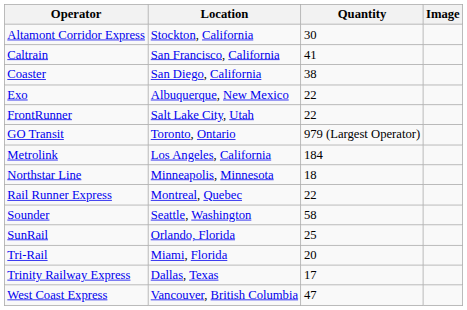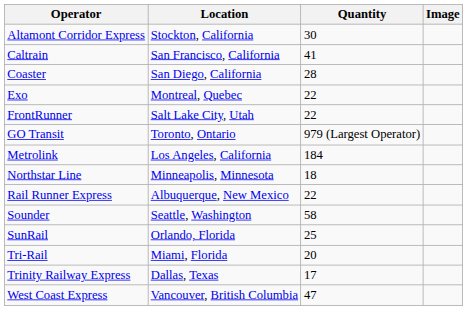(310, 74) 38 -> (310, 74) 28
(220, 94) Albuquerque, New Mexico -> (196, 94) Montreal, Quebec
(196, 194) Montreal, Quebec -> (220, 194) Albuquerque, New Mexico
